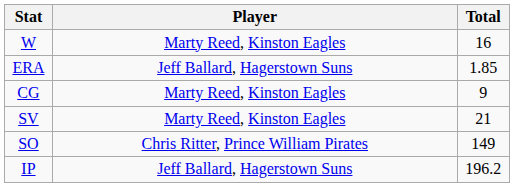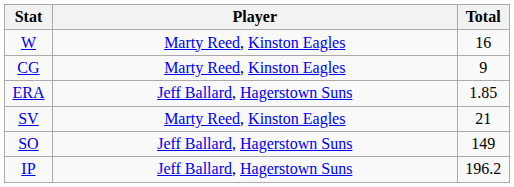rows swapped: (28, 67) <-> (28, 93)
(255, 144) Chris Ritter, Prince William Pirates -> (255, 144) Jeff Ballard, Hagerstown Suns
